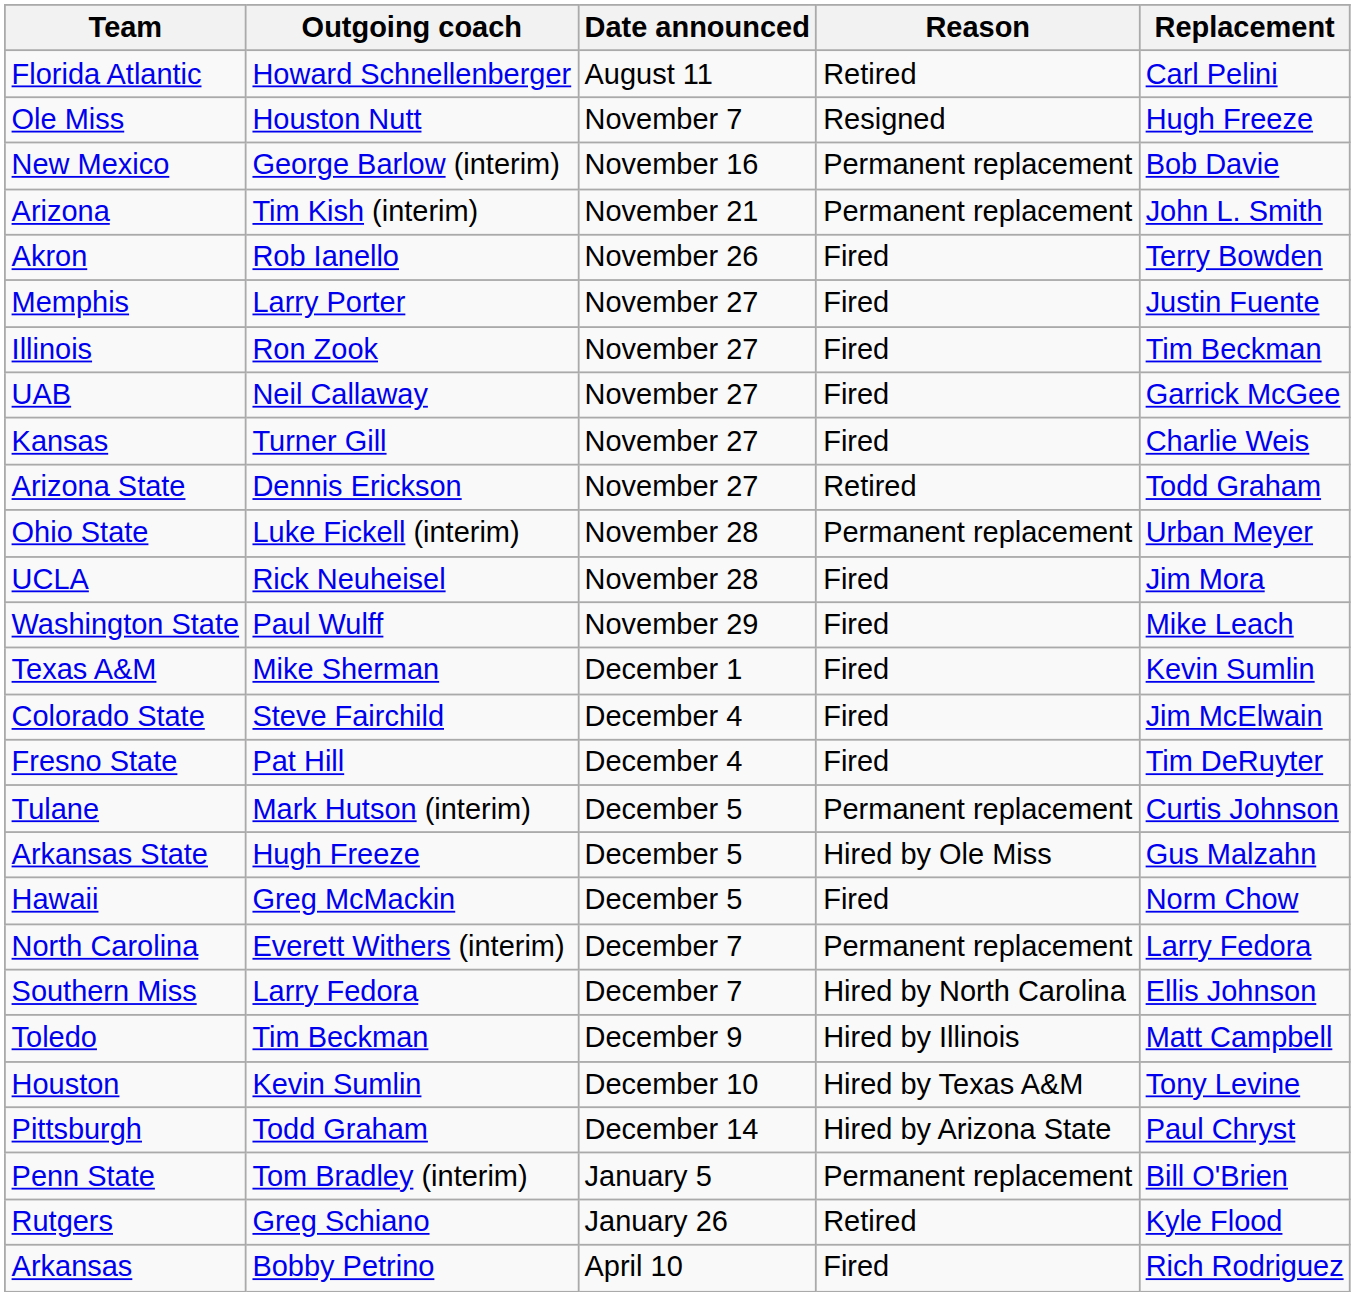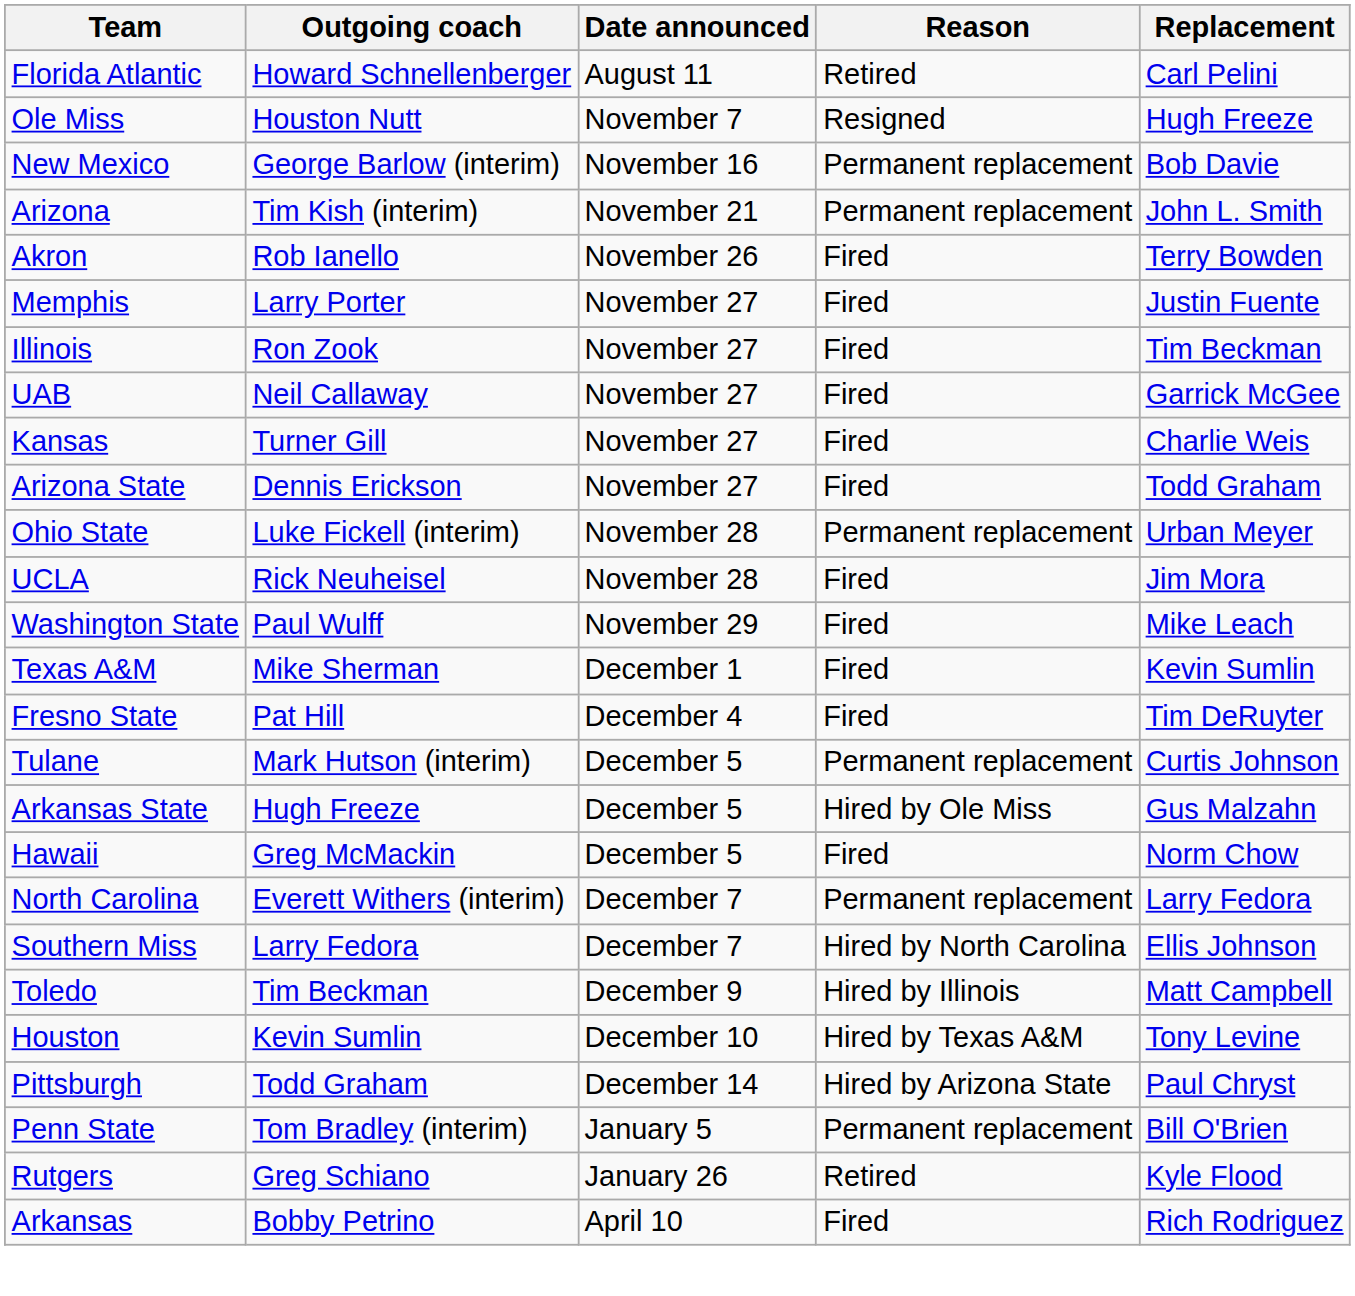(870, 486) Retired -> (856, 486) Fired
- row: (108, 716)
